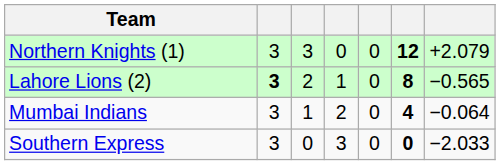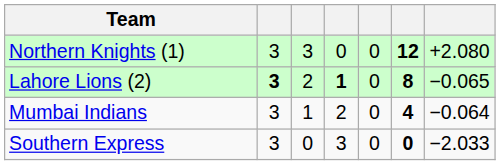(460, 50) +2.079 -> (460, 50) +2.080
(341, 81) normal -> (341, 81) bold
(460, 81) −0.565 -> (460, 81) −0.065
